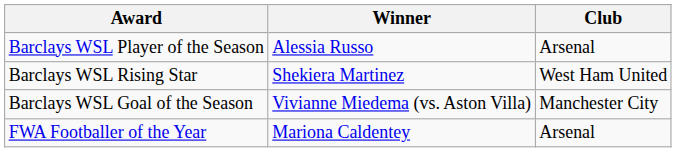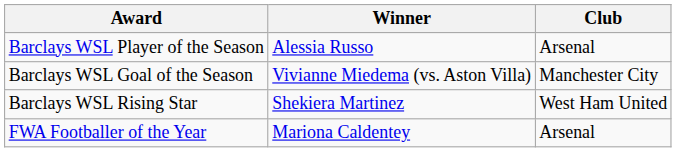rows swapped: (131, 103) <-> (103, 75)
